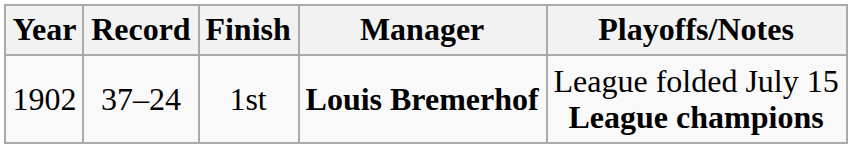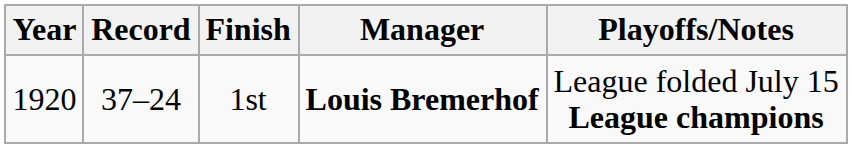(44, 98) 1902 -> (44, 98) 1920
